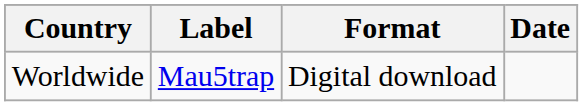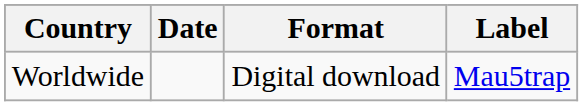columns swapped: (540, 28) <-> (216, 28)
